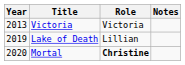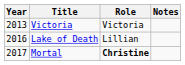(17, 39) 2019 -> (17, 39) 2016
(17, 53) 2020 -> (17, 53) 2017
